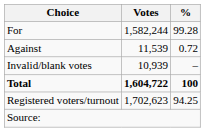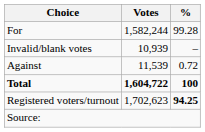rows swapped: (24, 48) <-> (49, 65)
(186, 100) normal -> (186, 100) bold
